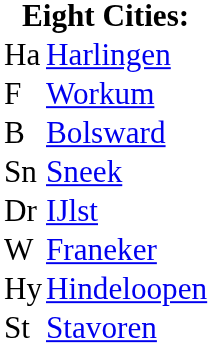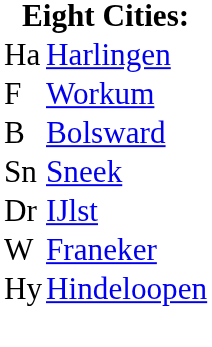- row: (17, 328)
